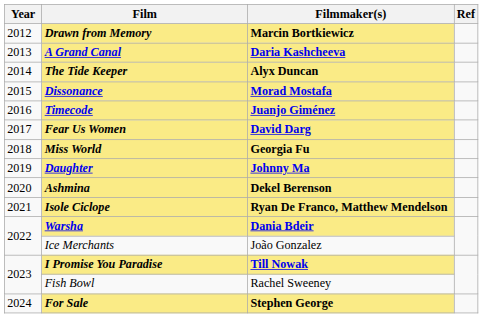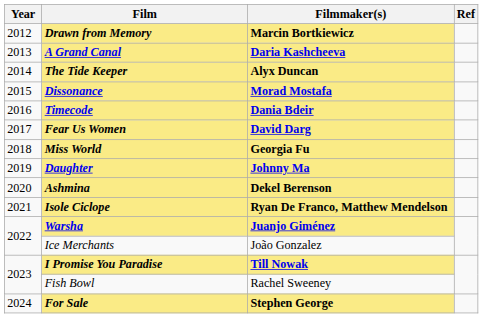(293, 110) Juanjo Giménez -> (282, 110) Dania Bdeir
(282, 226) Dania Bdeir -> (293, 226) Juanjo Giménez
